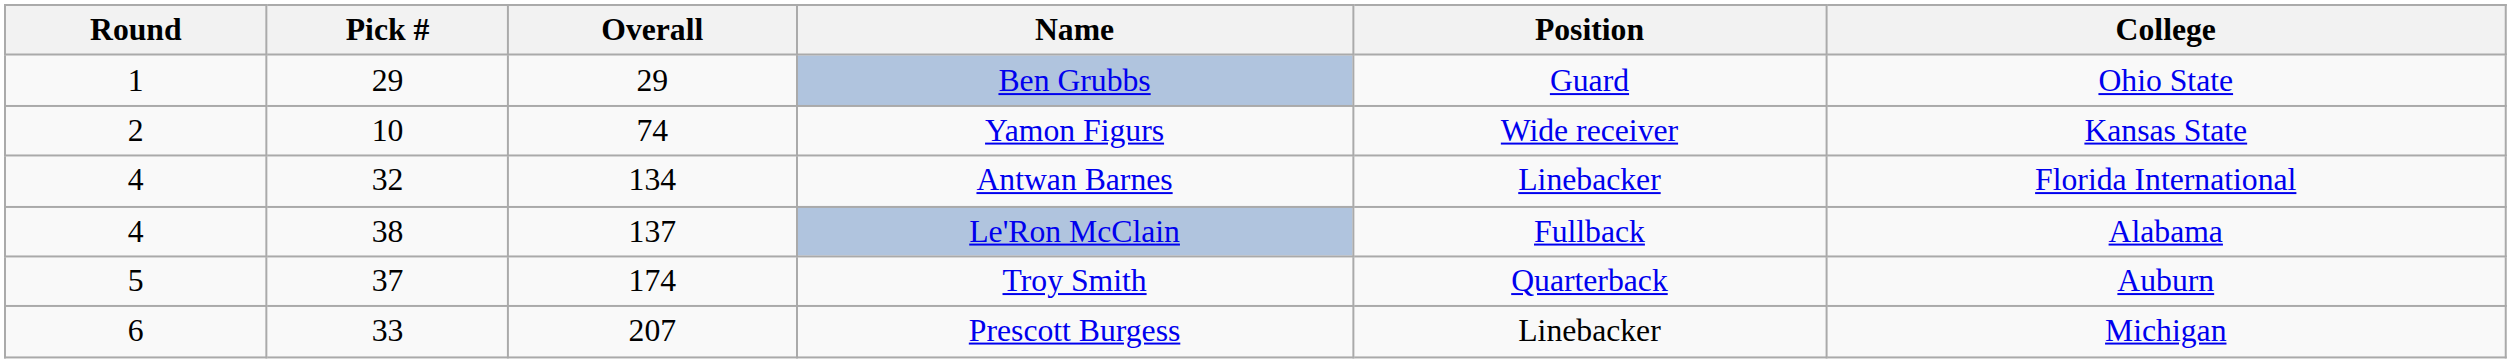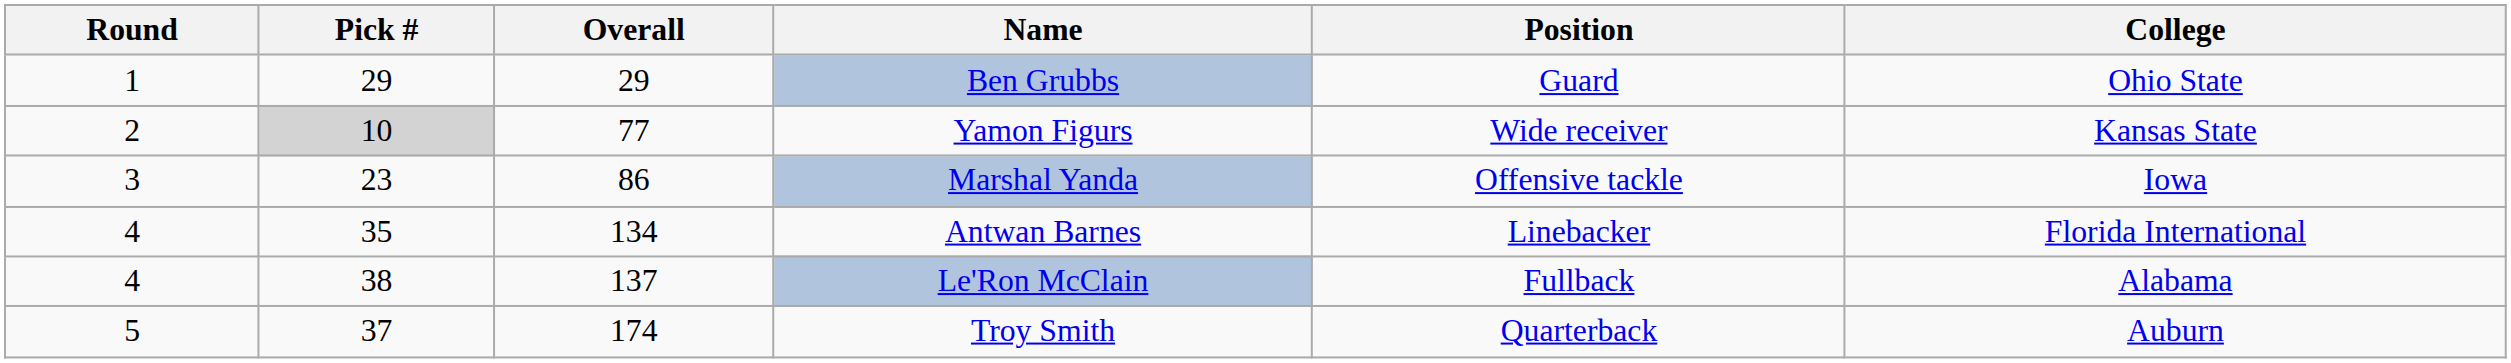(388, 130) no background -> (377, 130) lightgrey background
(652, 130) 74 -> (634, 130) 77
+ row: (1043, 180)
(388, 180) 32 -> (377, 230) 35
- row: (1075, 331)
